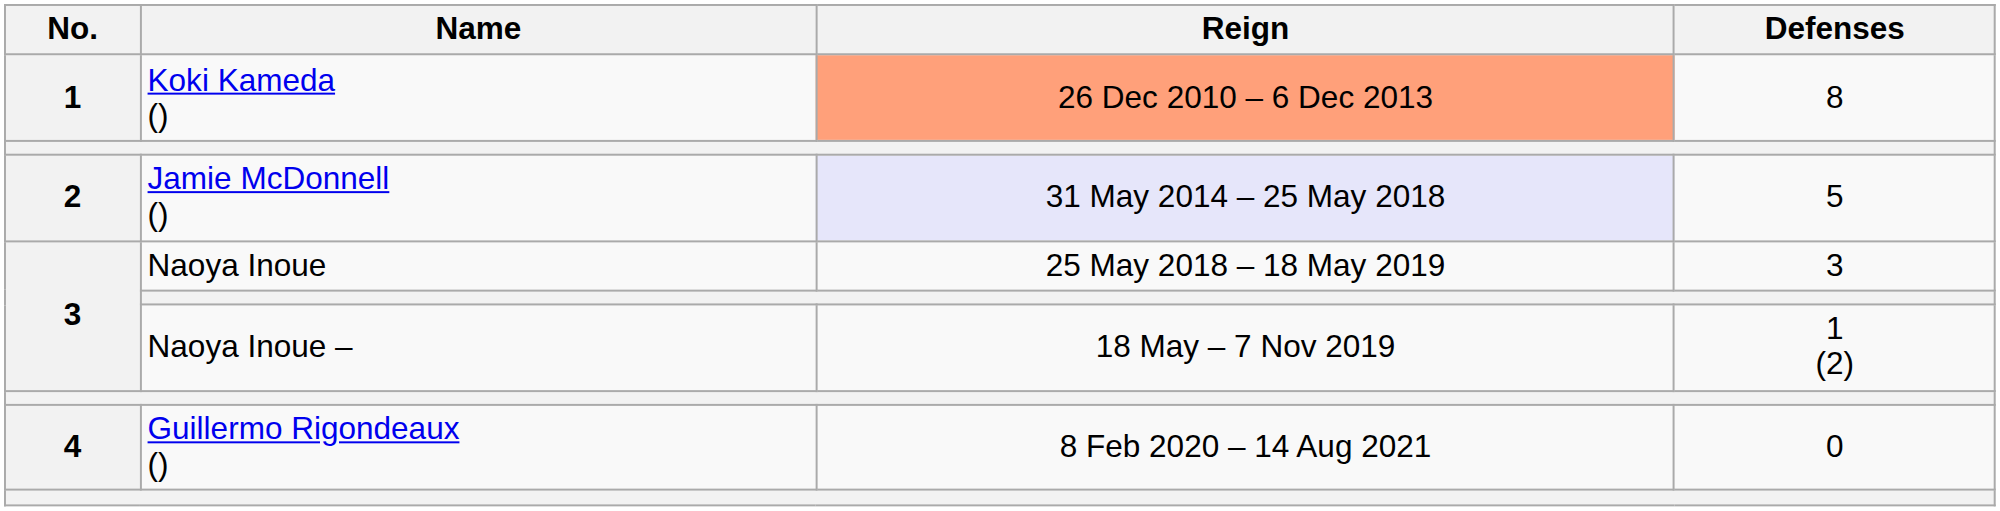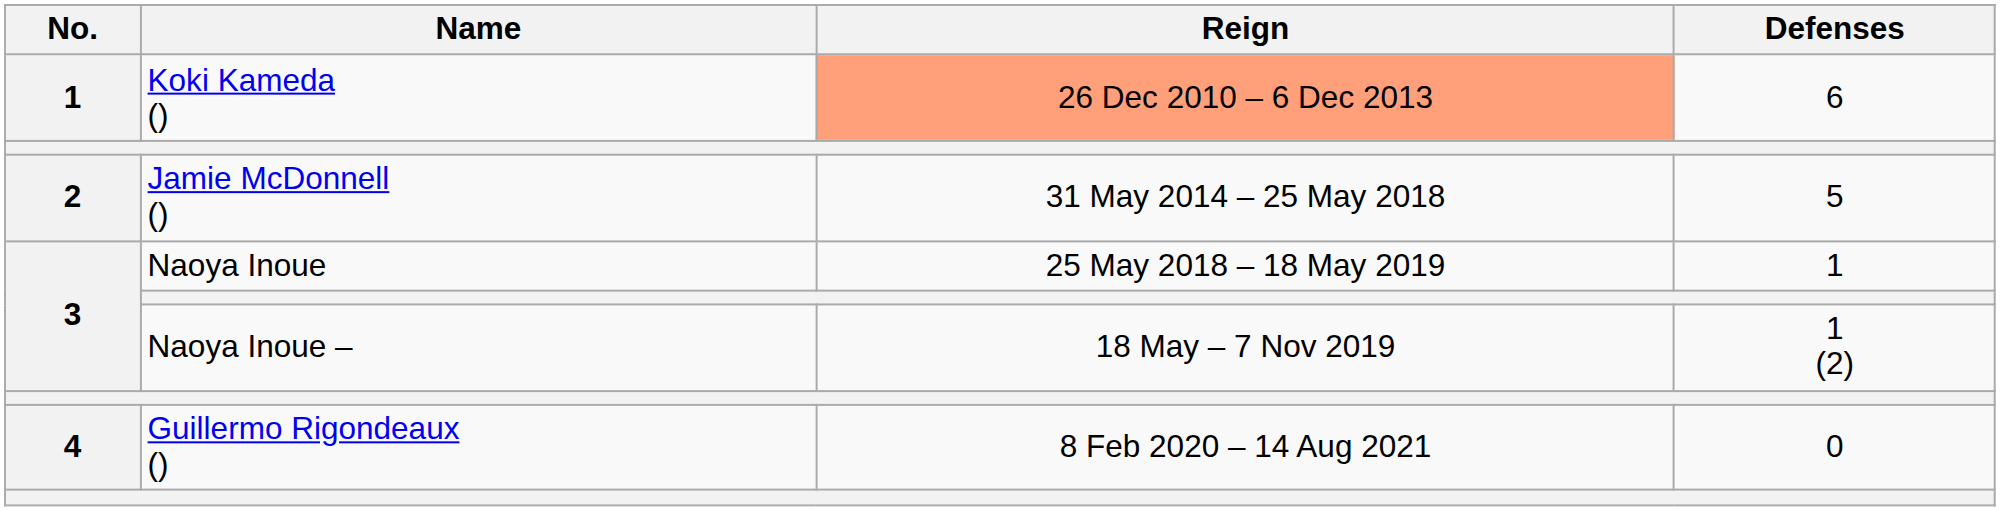(1835, 97) 8 -> (1835, 97) 6
(1246, 197) lavender background -> (1246, 197) no background
(1835, 264) 3 -> (1835, 264) 1
